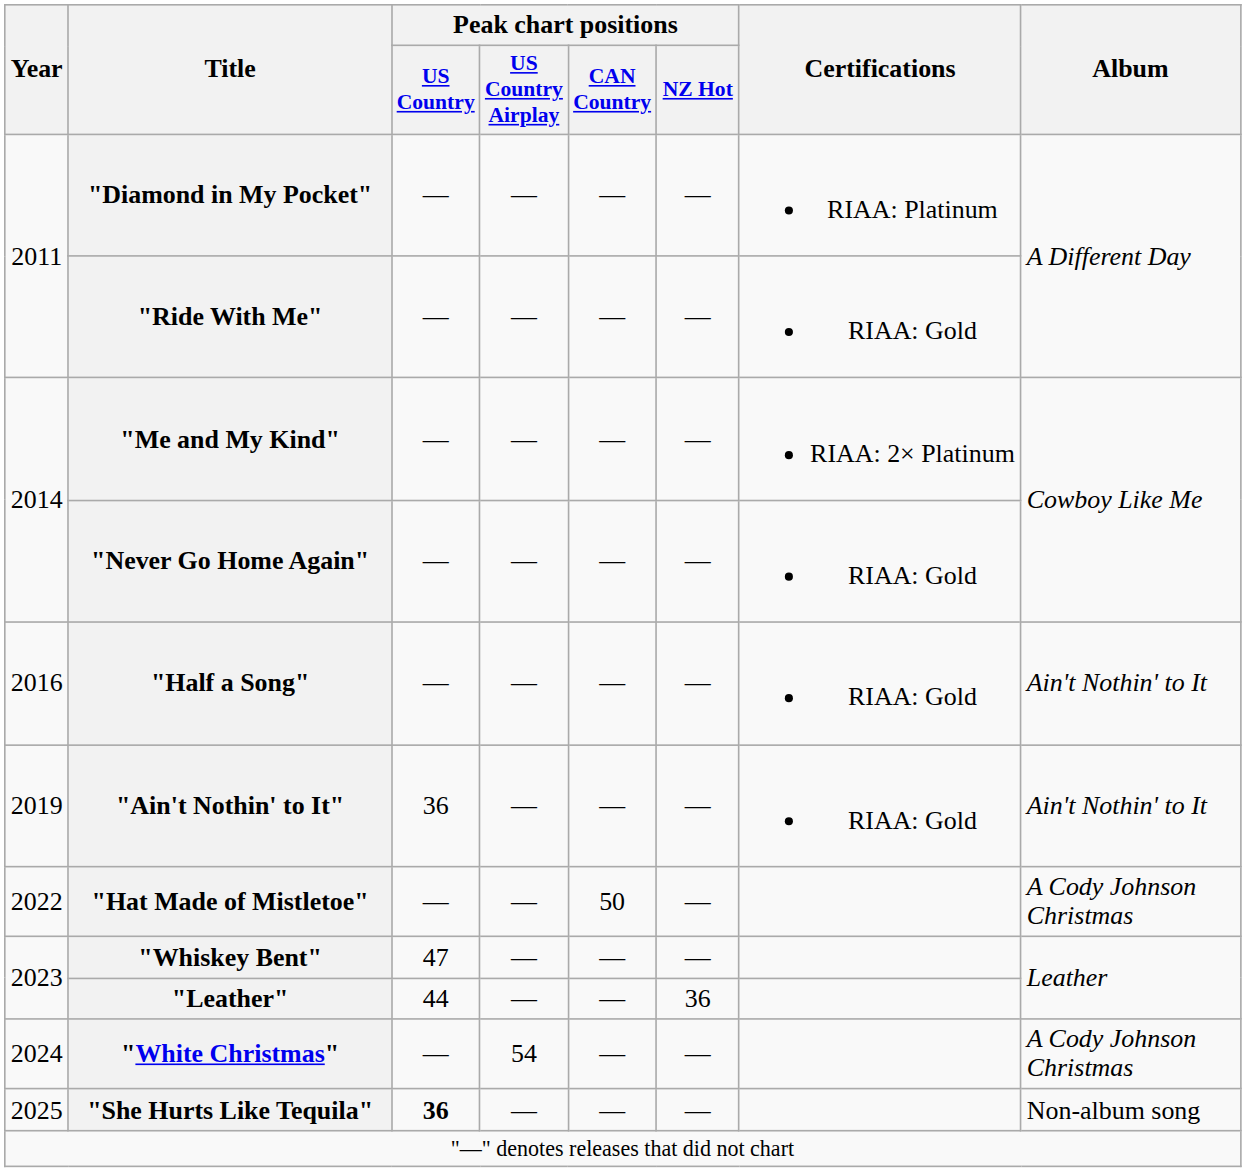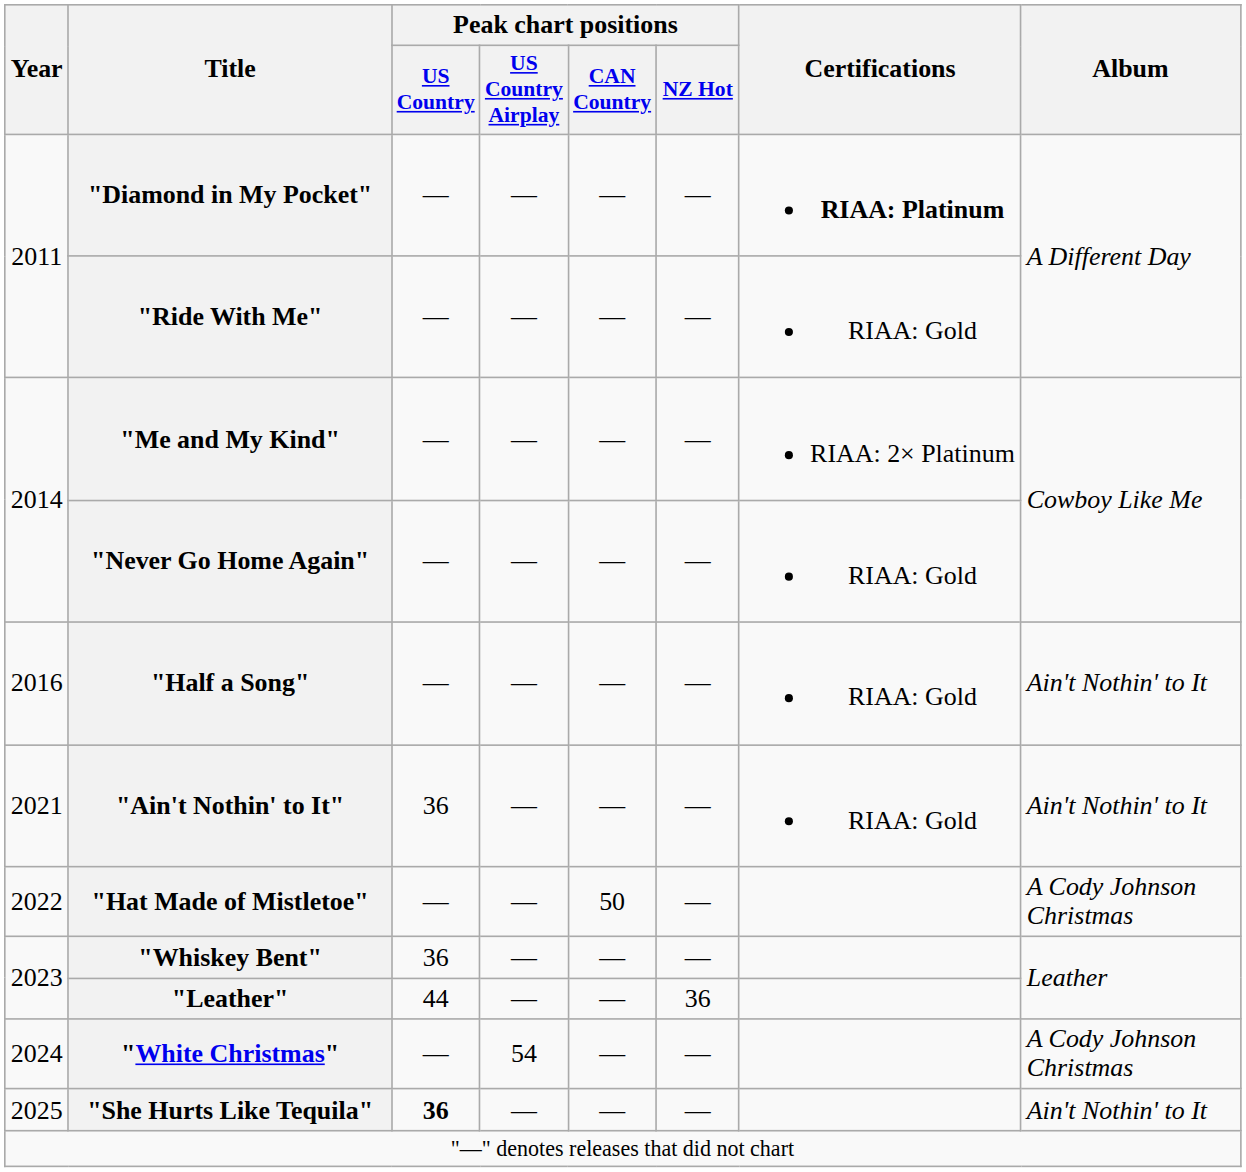(880, 210) normal -> (880, 210) bold
(37, 805) 2019 -> (37, 805) 2021
(436, 957) 47 -> (436, 957) 36
(1114, 1109) Non-album song -> (1117, 1109) Ain't Nothin' to It
